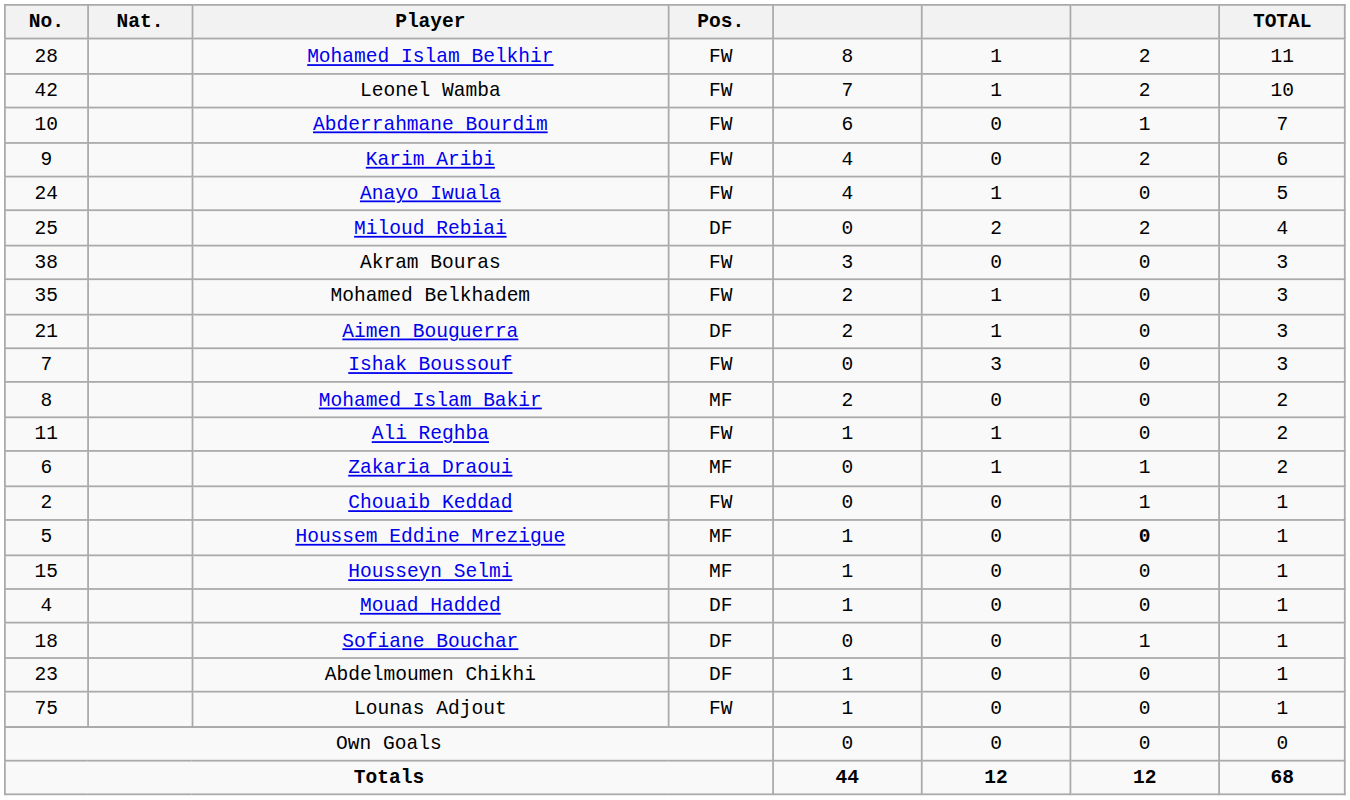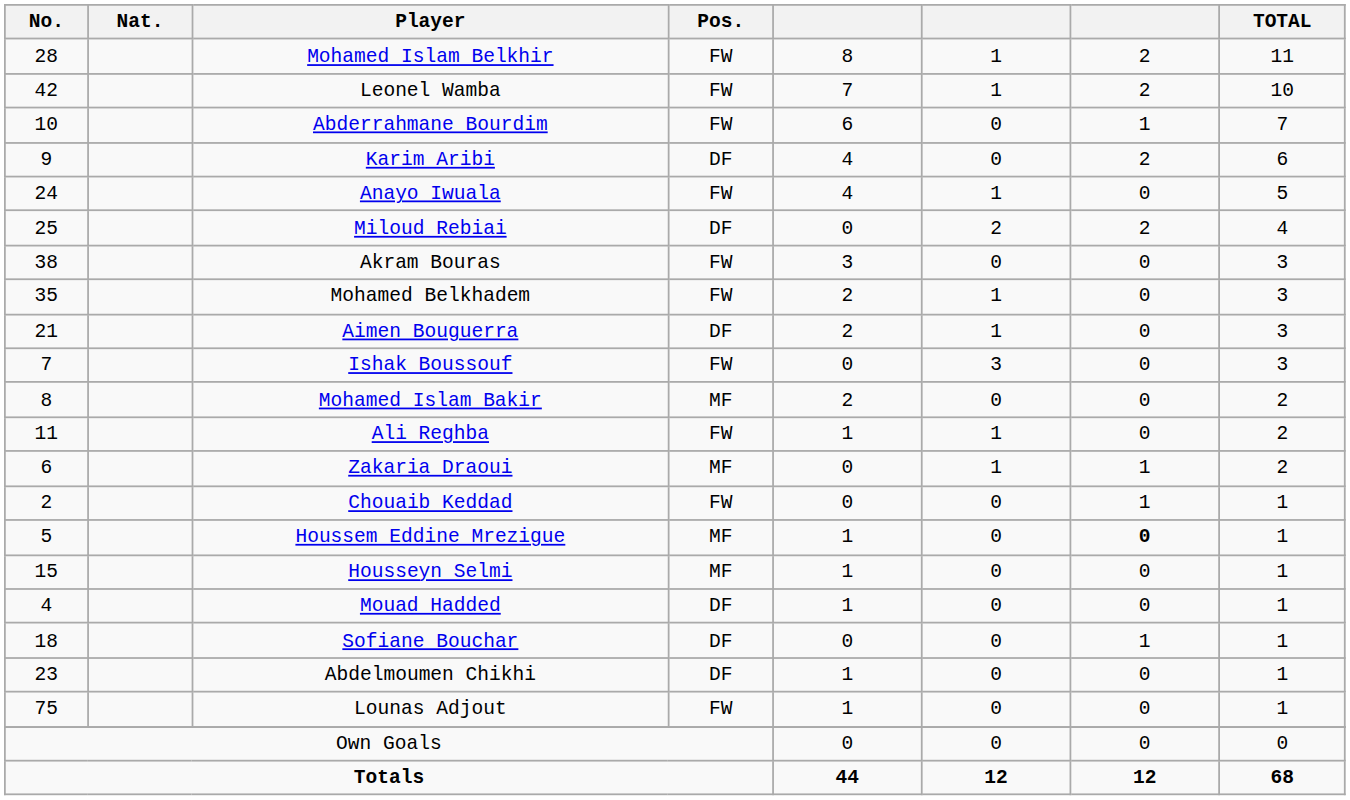(721, 160) FW -> (721, 160) DF
